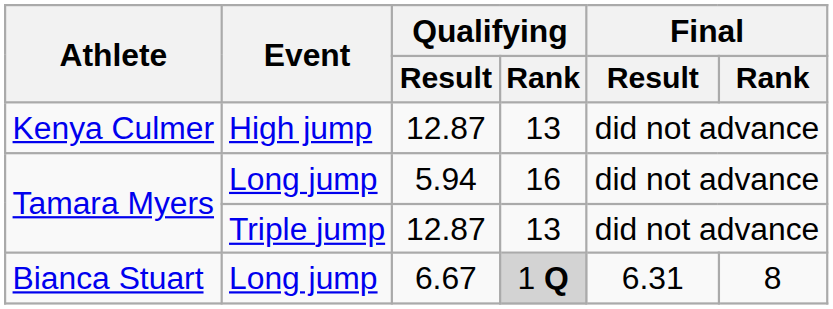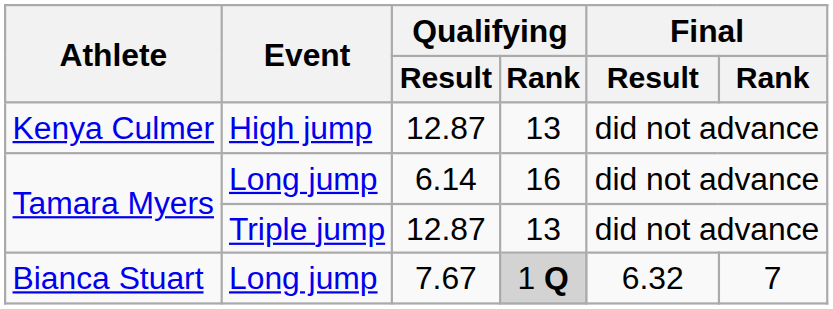(446, 179) 5.94 -> (446, 179) 6.14
(446, 279) 6.67 -> (446, 279) 7.67
(653, 279) 6.31 -> (653, 279) 6.32
(773, 279) 8 -> (773, 279) 7
